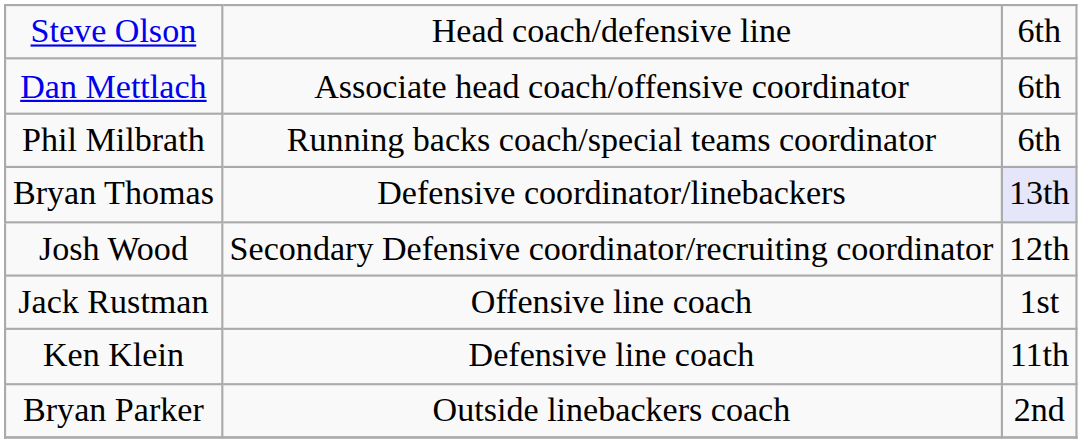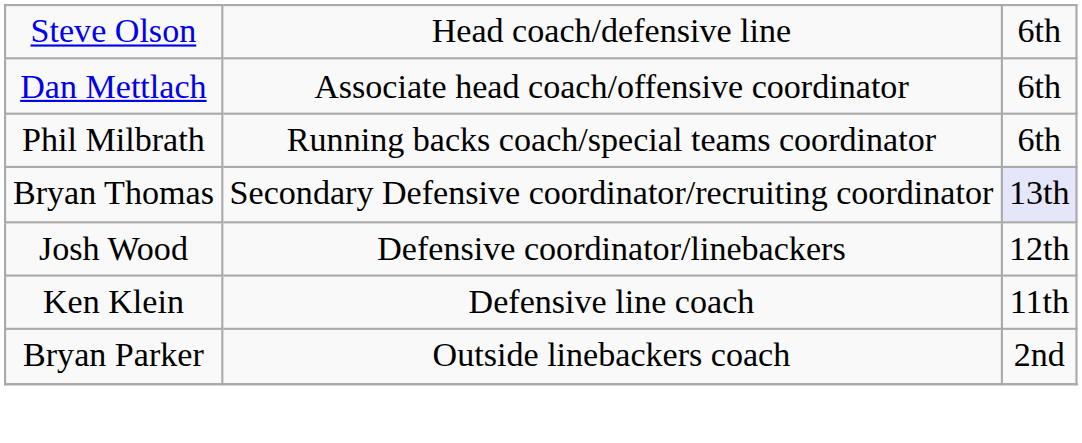(611, 193) Defensive coordinator/linebackers -> (611, 193) Secondary Defensive coordinator/recruiting coordinator
(611, 247) Secondary Defensive coordinator/recruiting coordinator -> (611, 247) Defensive coordinator/linebackers
- row: (113, 301)
